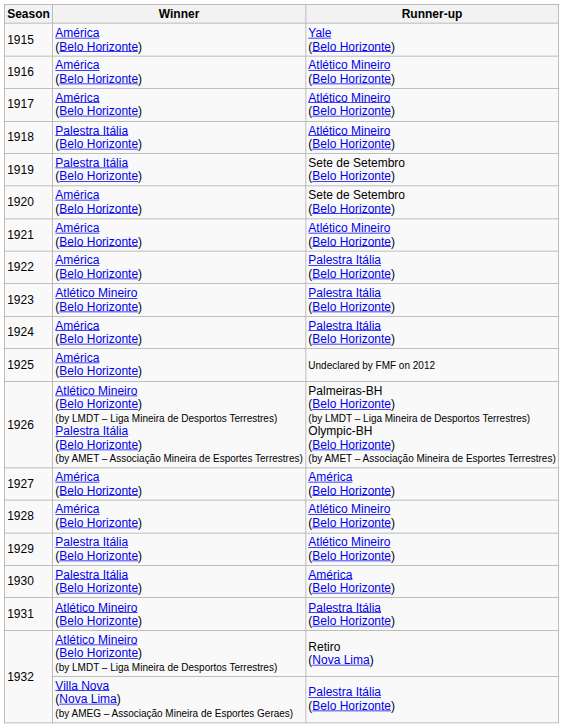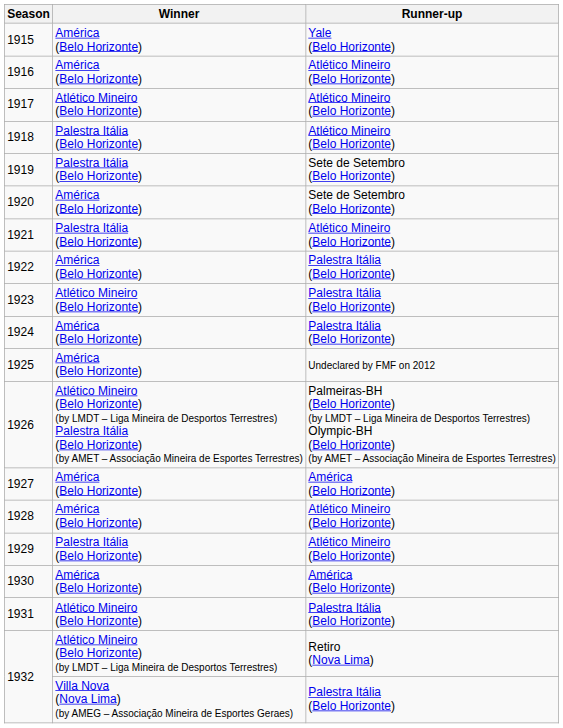(99, 104) América (Belo Horizonte) -> (99, 104) Atlético Mineiro (Belo Horizonte)
(99, 234) América (Belo Horizonte) -> (99, 234) Palestra Itália (Belo Horizonte)
(99, 581) Palestra Itália (Belo Horizonte) -> (99, 581) América (Belo Horizonte)
